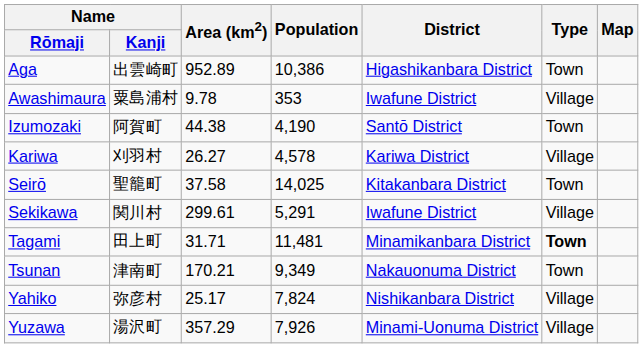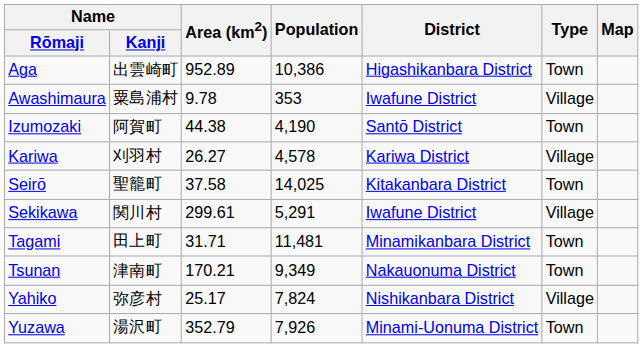(566, 242) bold -> (565, 242) normal
(210, 328) 357.29 -> (210, 328) 352.79
(570, 328) Village -> (565, 328) Town
